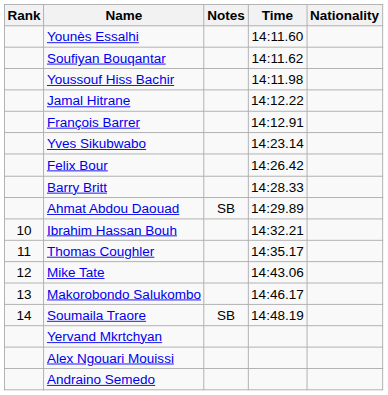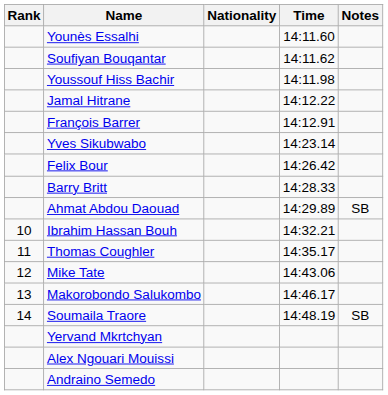columns swapped: (345, 15) <-> (226, 15)
